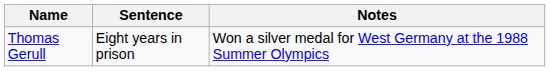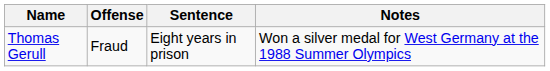+ column: (117, 15)
